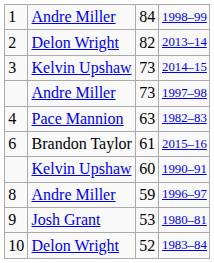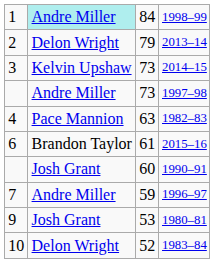(74, 17) no background -> (74, 17) paleturquoise background
(147, 42) 82 -> (147, 42) 79
(82, 169) Kelvin Upshaw -> (66, 169) Josh Grant
(12, 194) 8 -> (12, 194) 7
